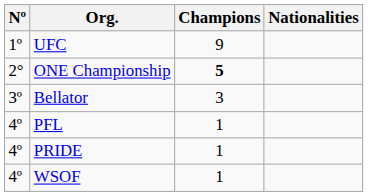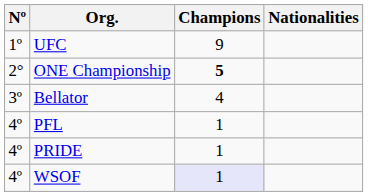(219, 97) 3 -> (219, 97) 4
(219, 177) no background -> (219, 177) lavender background
